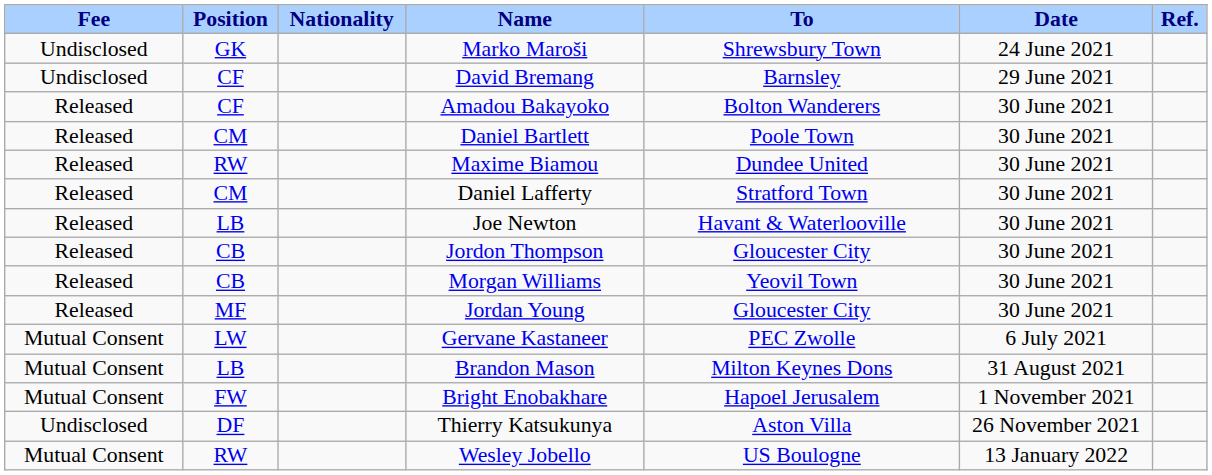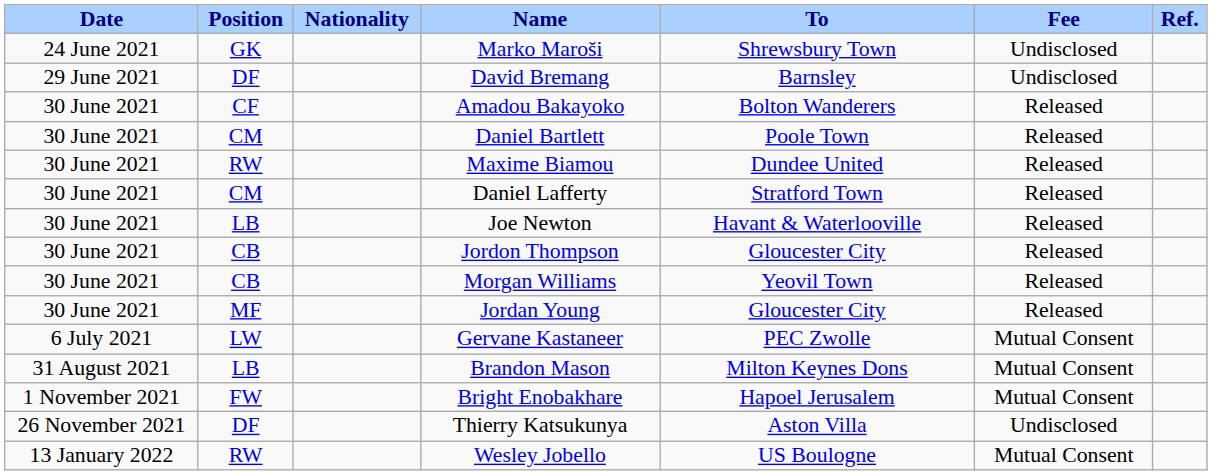columns swapped: (1056, 19) <-> (94, 19)
(230, 77) CF -> (246, 77) DF
